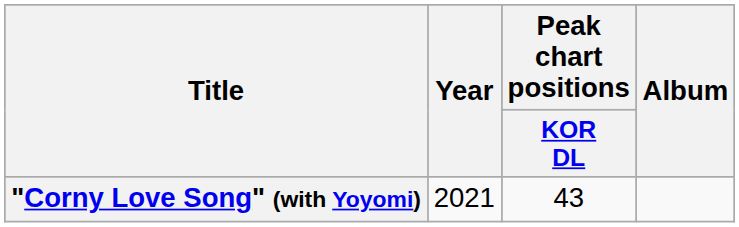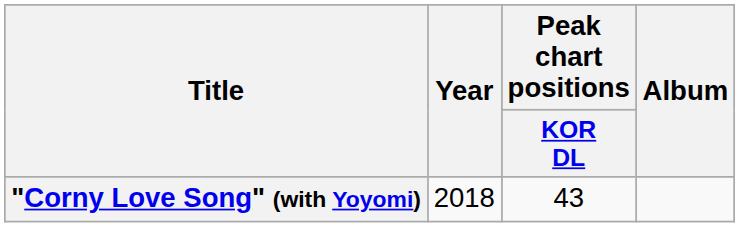(464, 198) 2021 -> (464, 198) 2018
